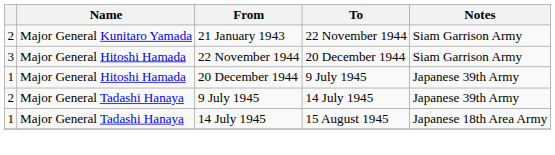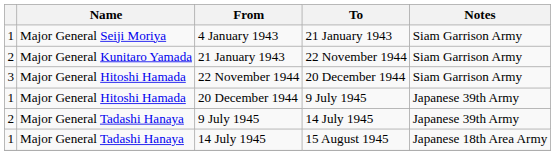+ row: (238, 35)
